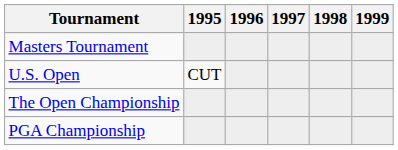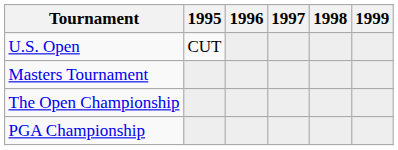rows swapped: (78, 46) <-> (44, 74)
